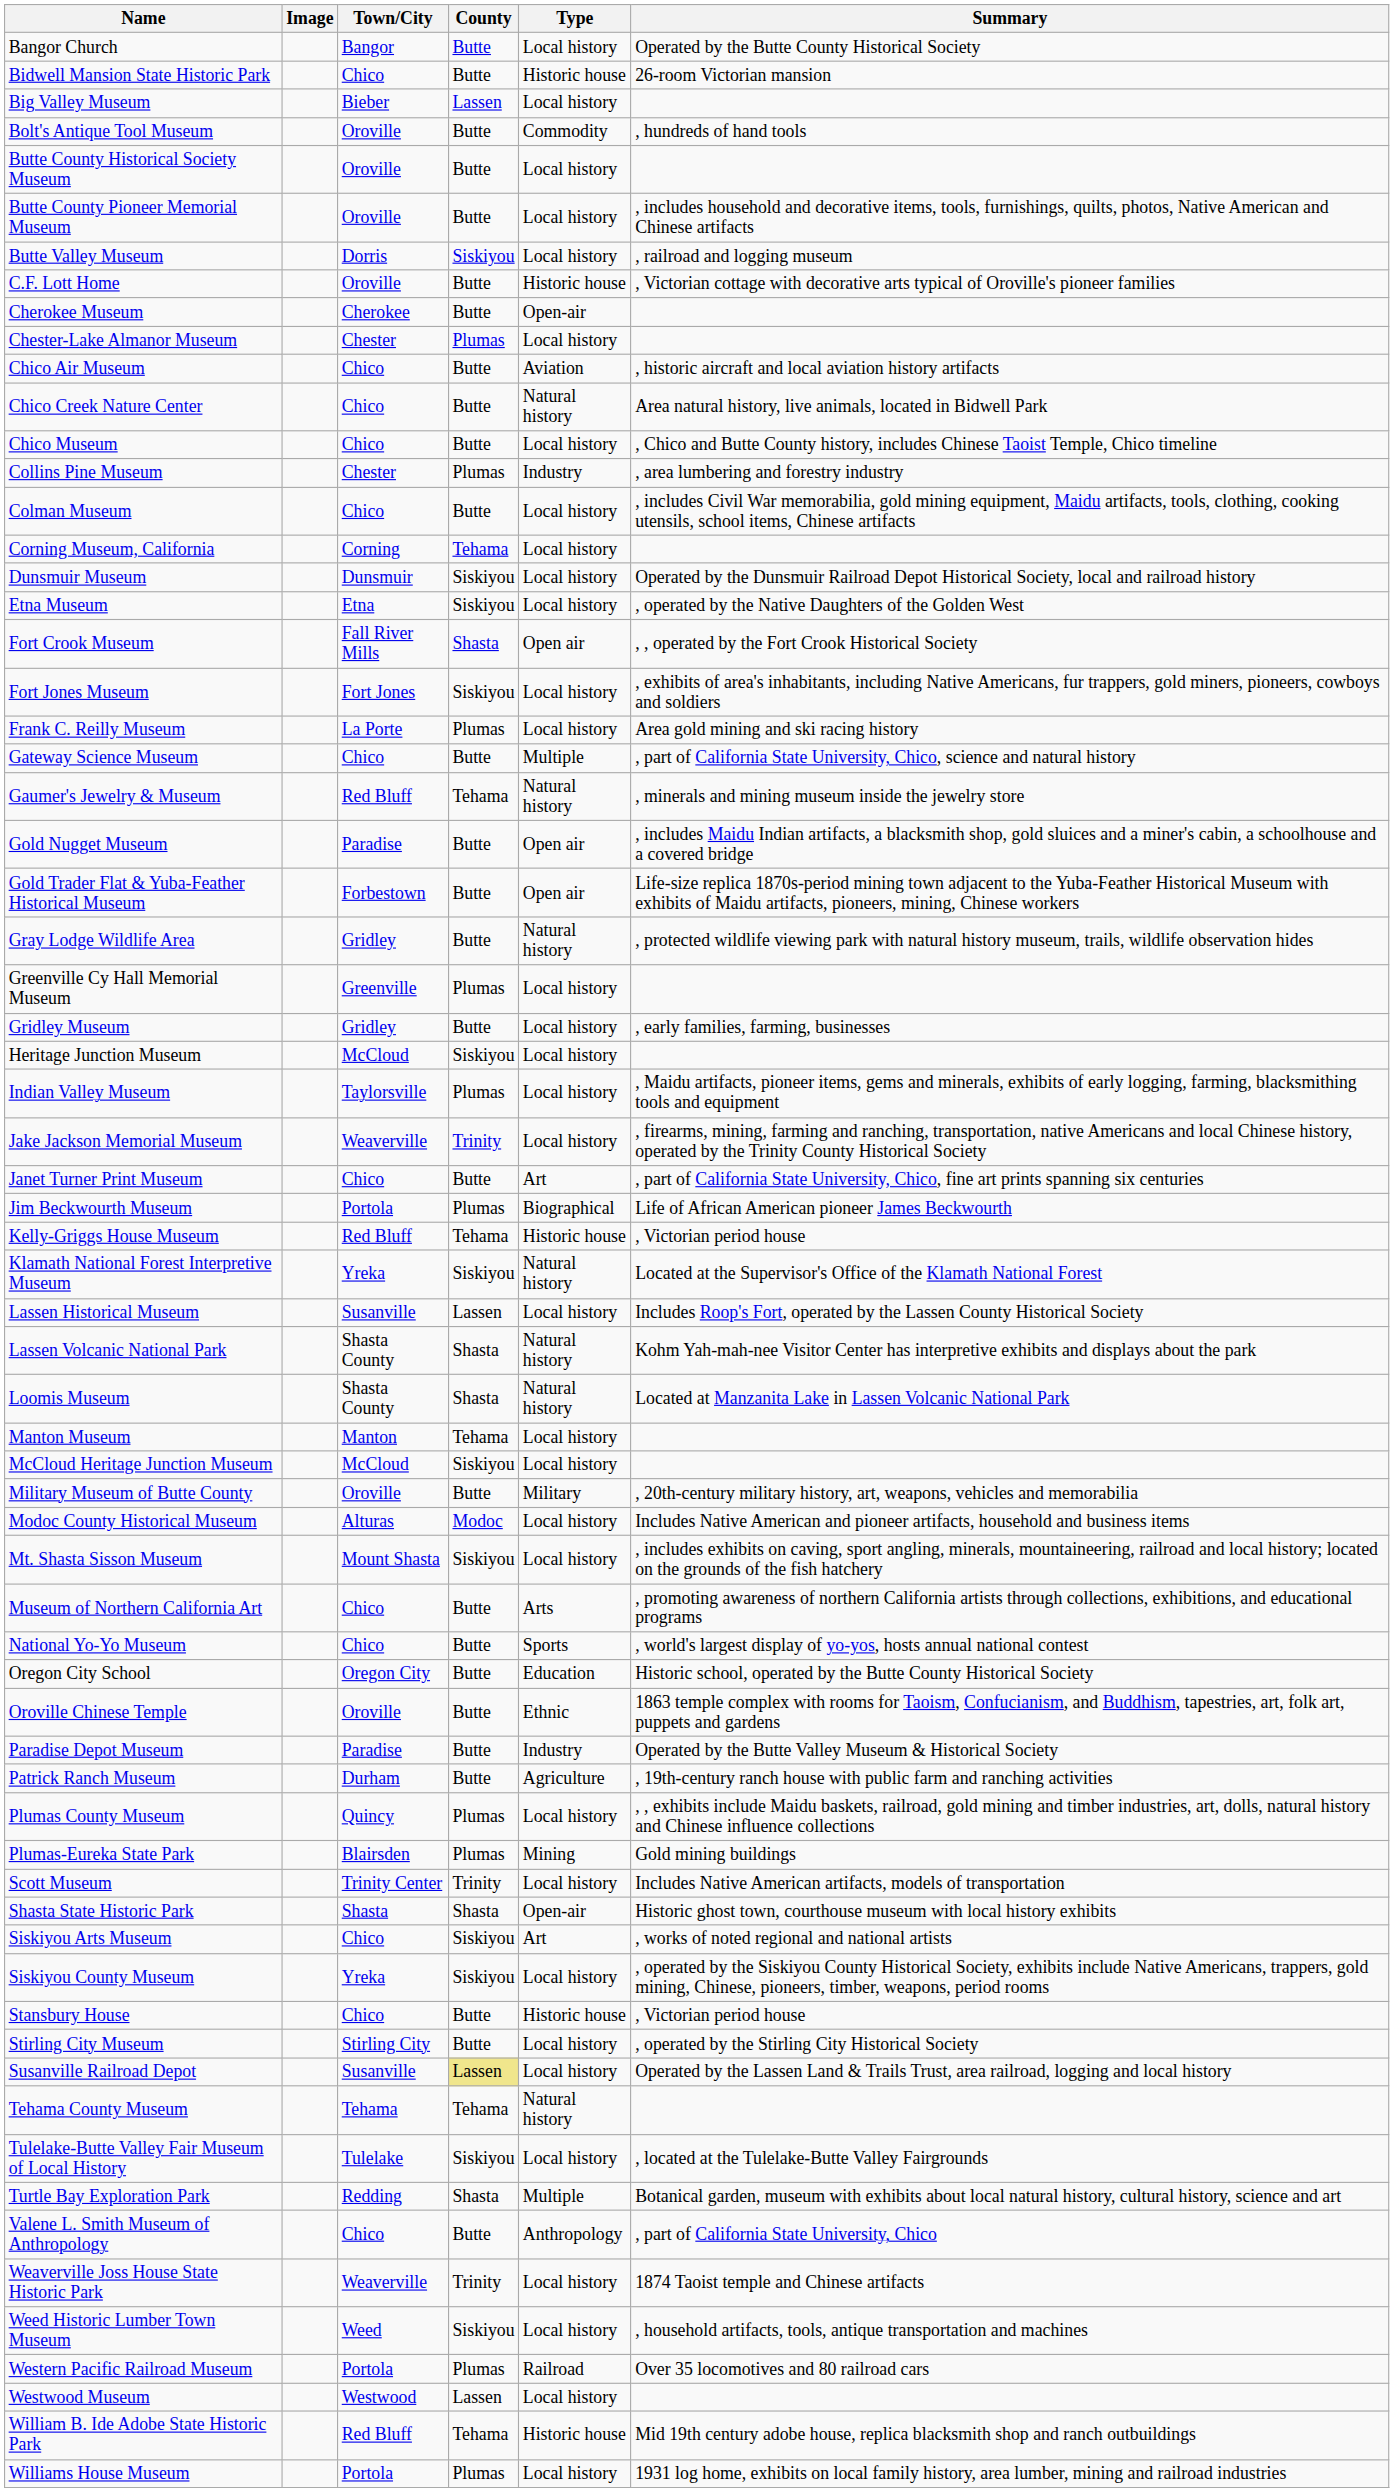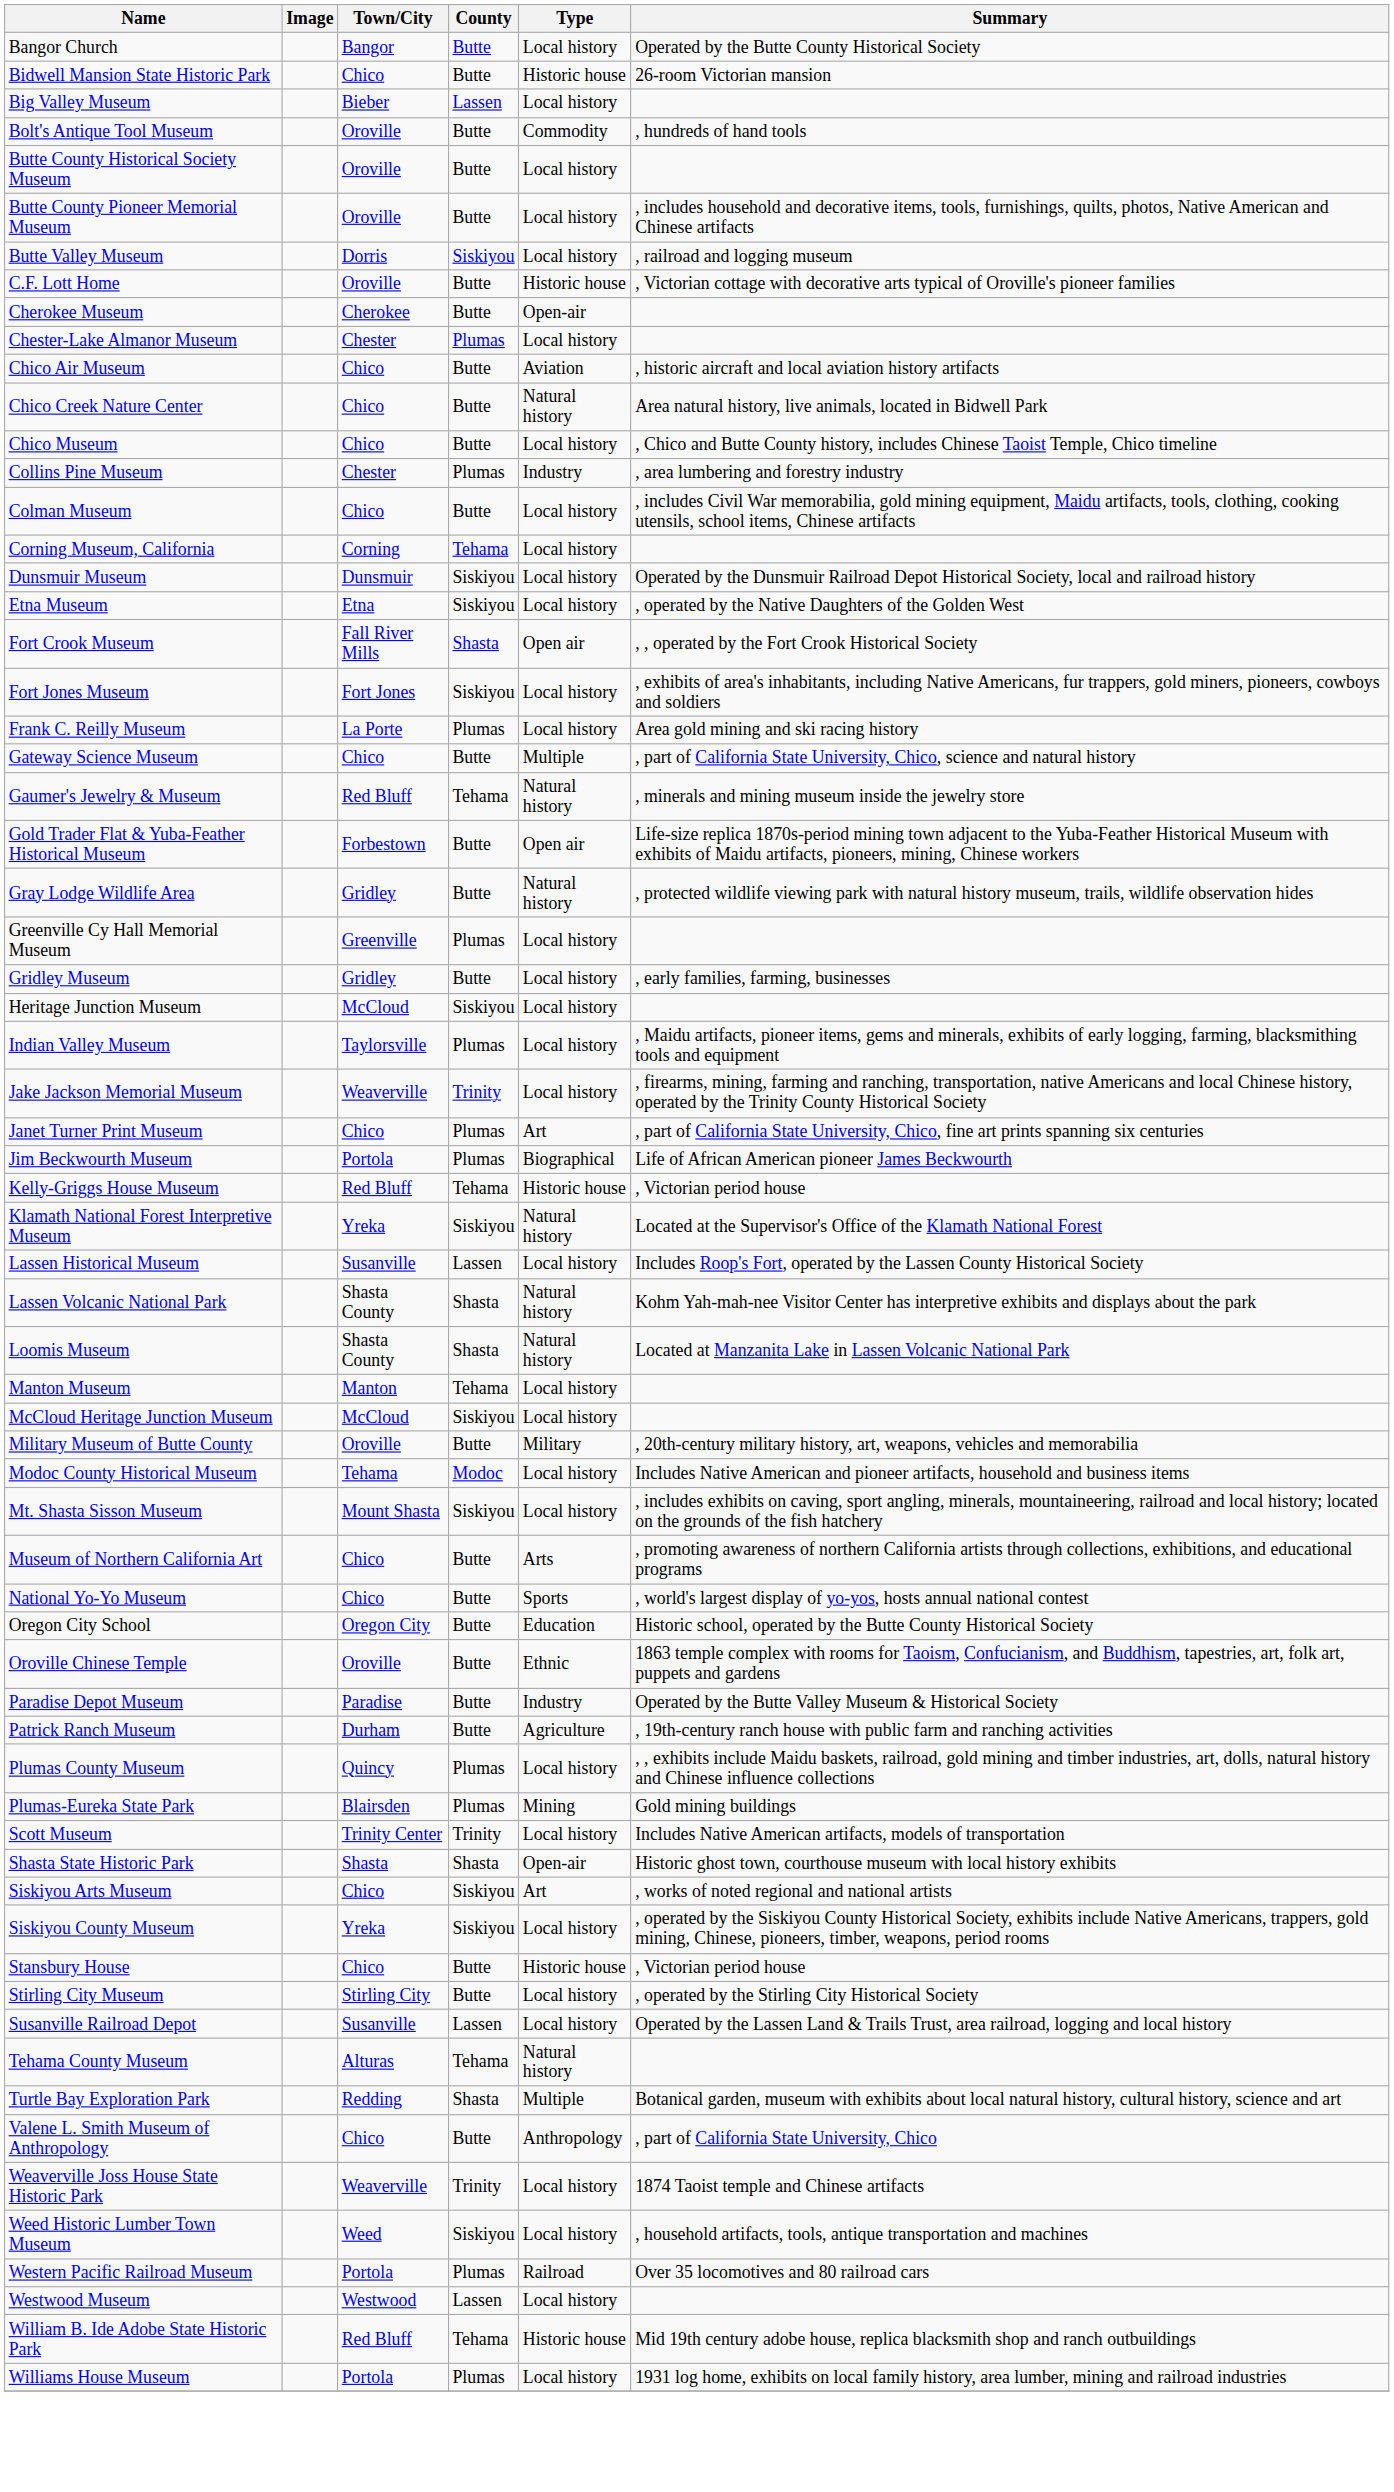- row: (88, 844)
(472, 1179) Butte -> (479, 1131) Plumas
(368, 1521) Alturas -> (370, 1473) Tehama
(477, 2071) khaki background -> (477, 2023) no background
(370, 2109) Tehama -> (368, 2061) Alturas
- row: (136, 2158)
